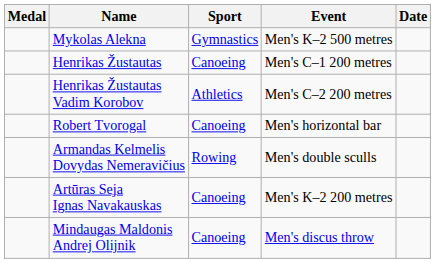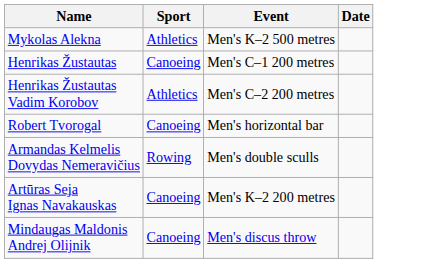- column: (27, 16)
(225, 39) Gymnastics -> (172, 39) Athletics
